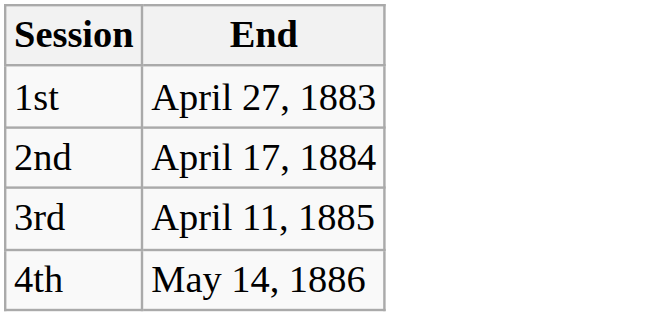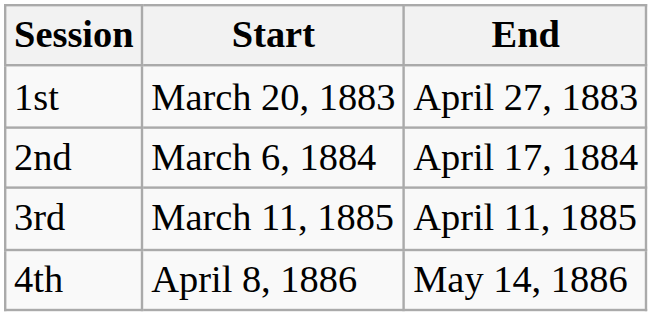+ column: (273, 34)
